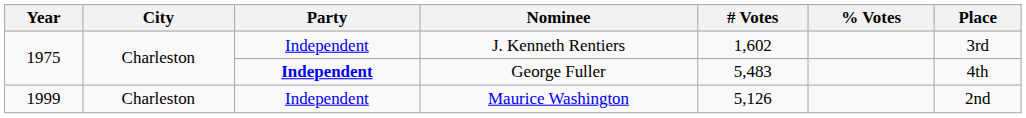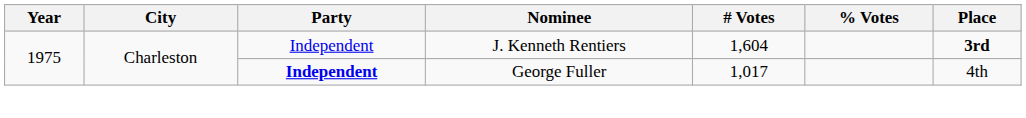(753, 44) 1,602 -> (749, 44) 1,604
(978, 44) normal -> (977, 44) bold
(753, 71) 5,483 -> (749, 71) 1,017
- row: (559, 98)
